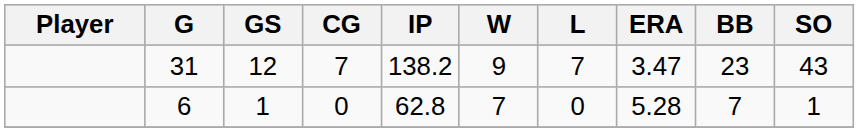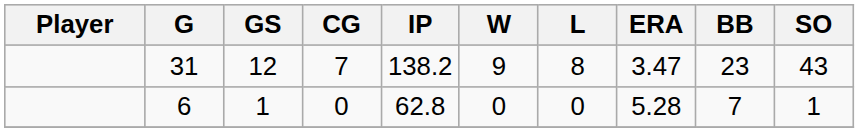(578, 65) 7 -> (578, 65) 8
(499, 106) 7 -> (499, 106) 0
